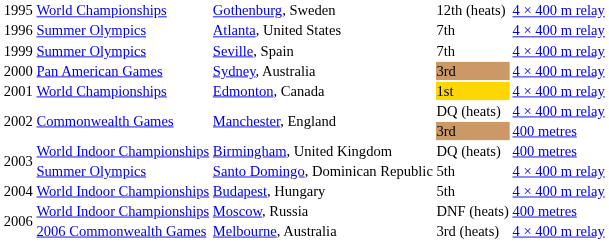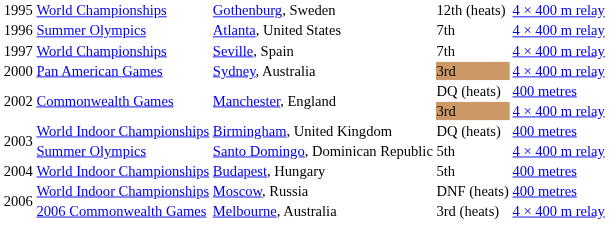(18, 51) 1999 -> (18, 51) 1997
(91, 51) Summer Olympics -> (102, 51) World Championships
- row: (269, 91)
(559, 111) 4 × 400 m relay -> (545, 91) 400 metres
(545, 131) 400 metres -> (559, 111) 4 × 400 m relay
(559, 191) 4 × 400 m relay -> (545, 171) 400 metres
